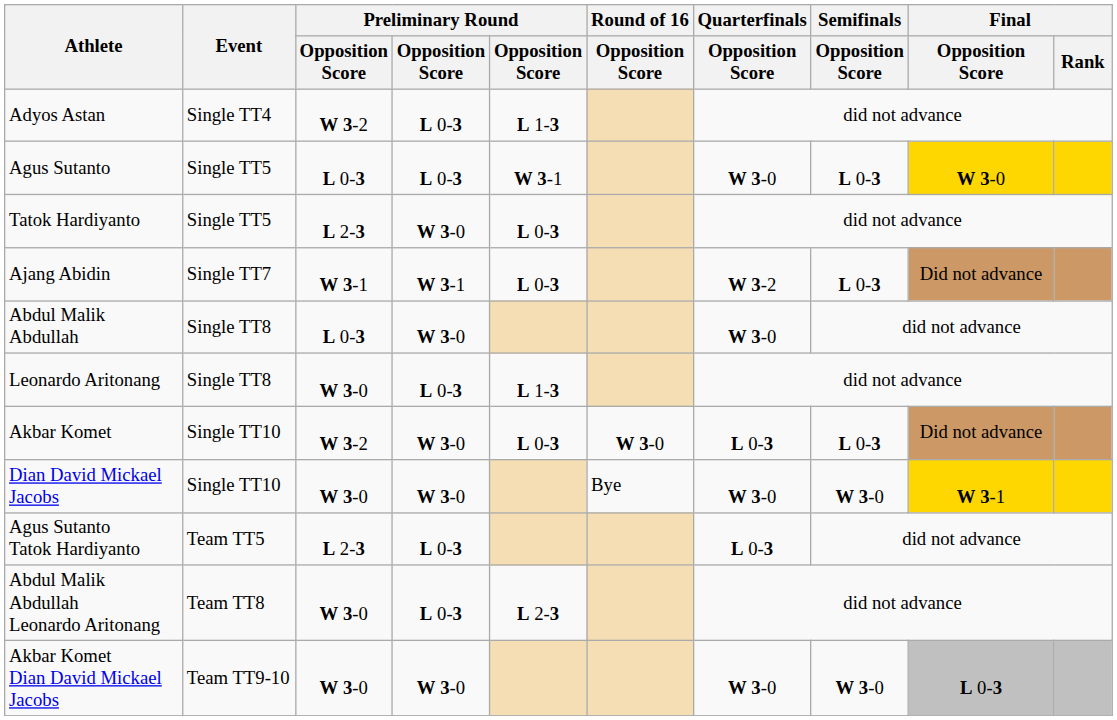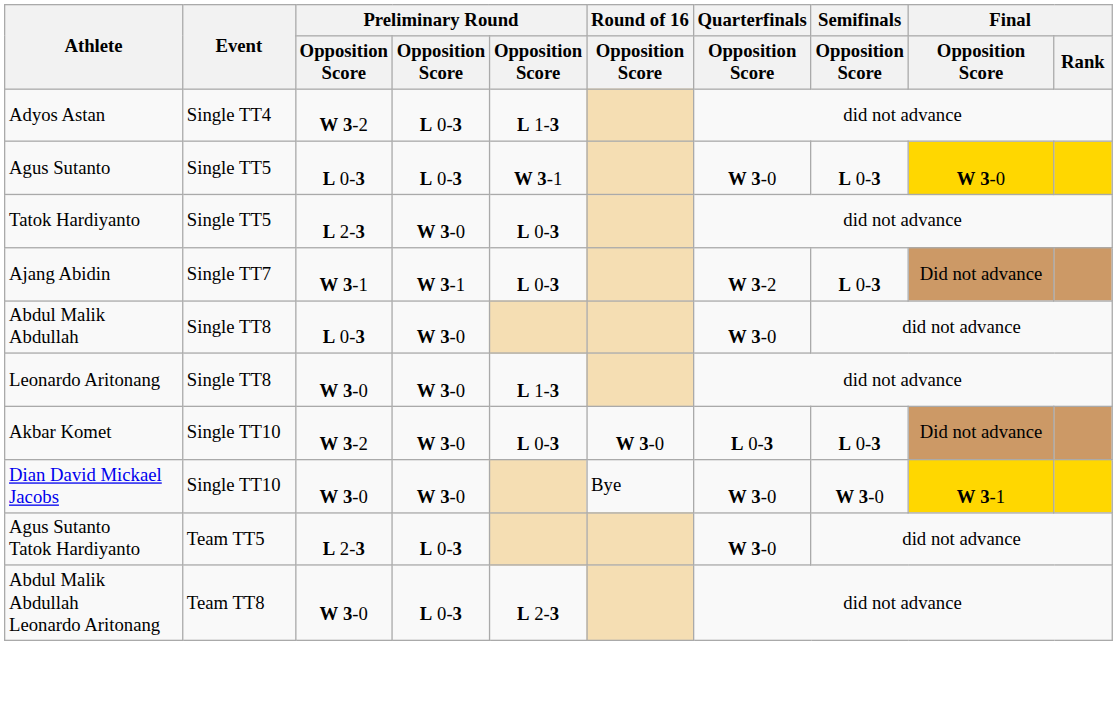(441, 391) L 0-3 -> (441, 391) W 3-0
(752, 550) L 0-3 -> (752, 550) W 3-0
- row: (85, 678)
